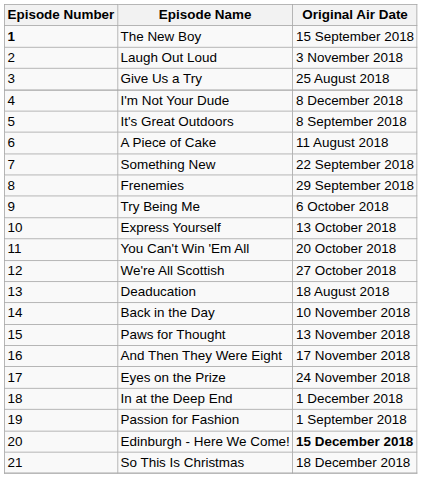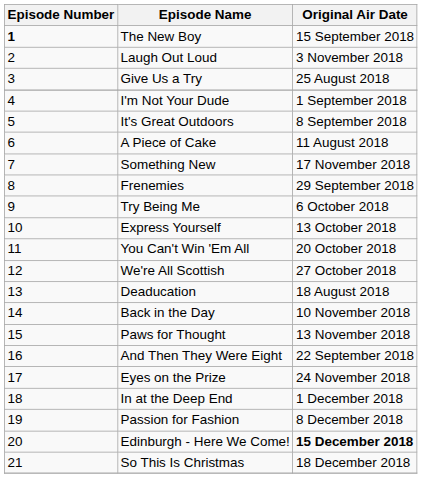(349, 100) 8 December 2018 -> (351, 100) 1 September 2018
(355, 164) 22 September 2018 -> (353, 164) 17 November 2018
(353, 356) 17 November 2018 -> (355, 356) 22 September 2018
(351, 420) 1 September 2018 -> (349, 420) 8 December 2018
